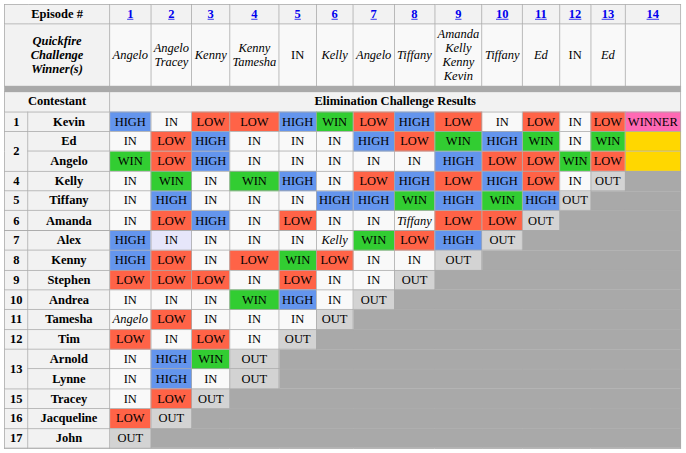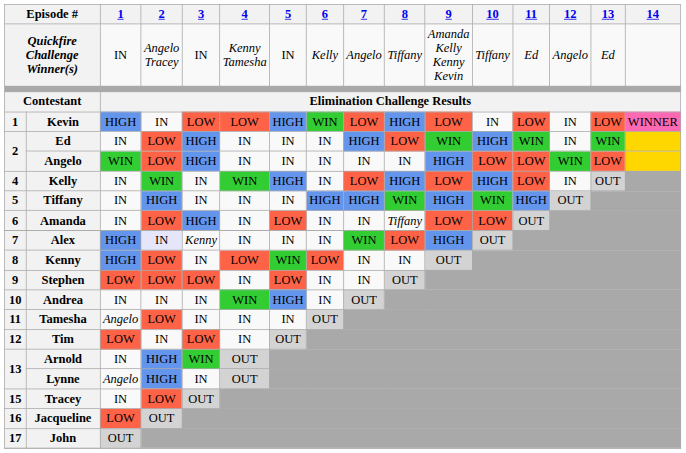(130, 55) Angelo -> (121, 55) IN
(211, 55) Kenny -> (201, 55) IN
(575, 55) IN -> (570, 55) Angelo
(211, 240) IN -> (201, 240) Kenny
(335, 240) Kelly -> (325, 240) IN
(130, 378) IN -> (121, 378) Angelo
